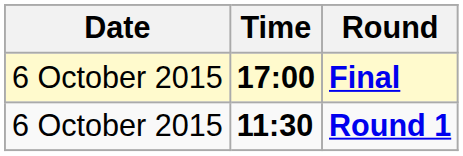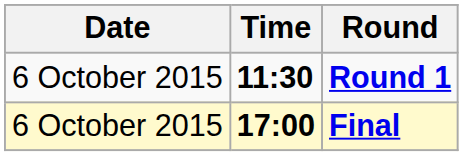rows swapped: (390, 125) <-> (365, 77)
